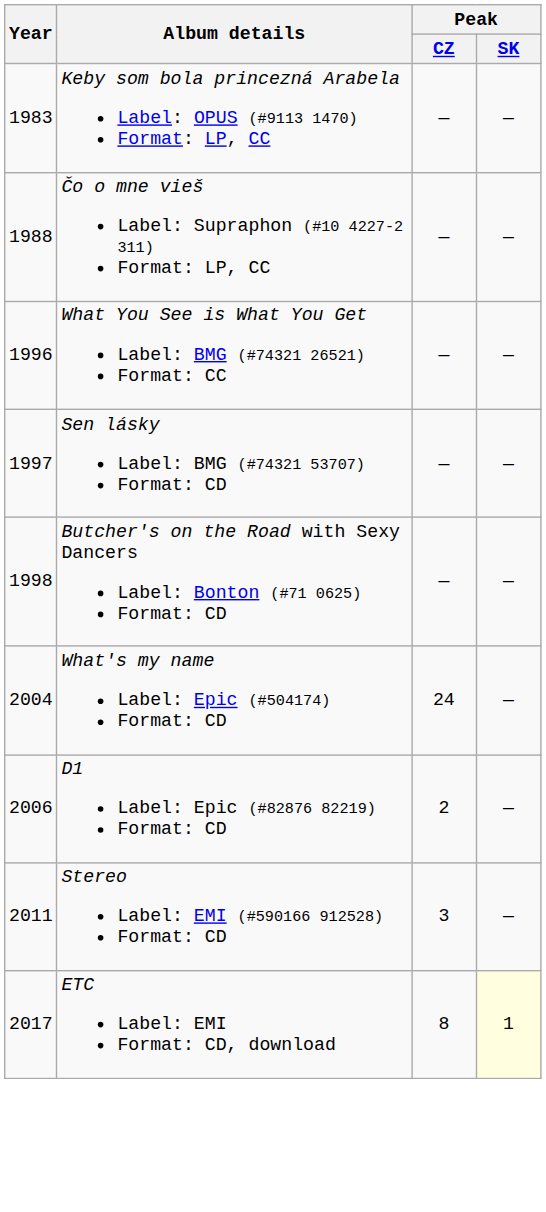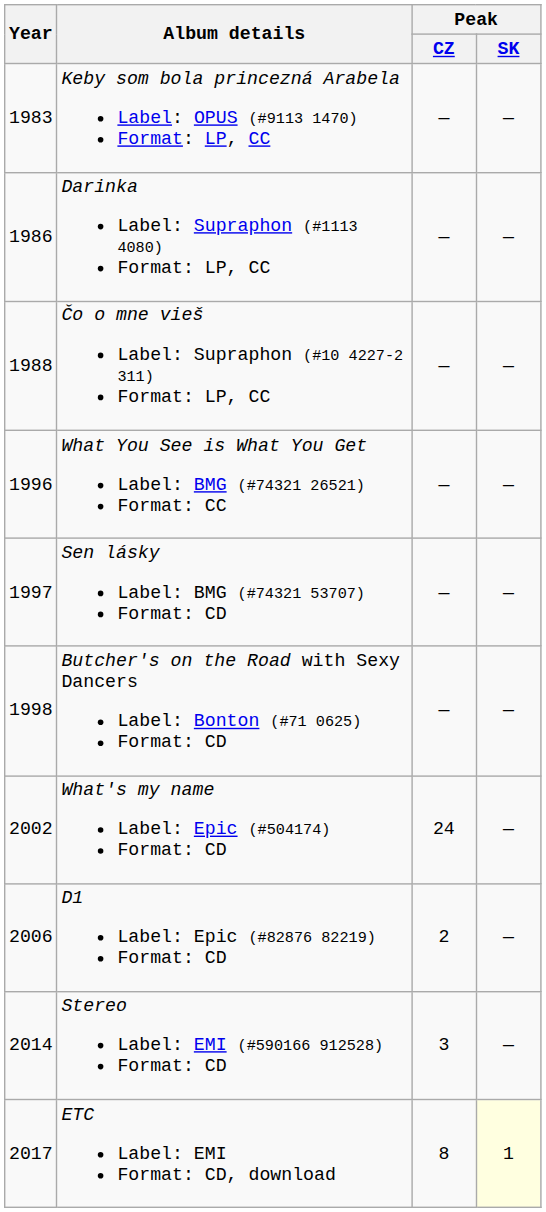+ row: (234, 228)
(31, 700) 2004 -> (31, 829) 2002
(31, 916) 2011 -> (31, 1046) 2014
